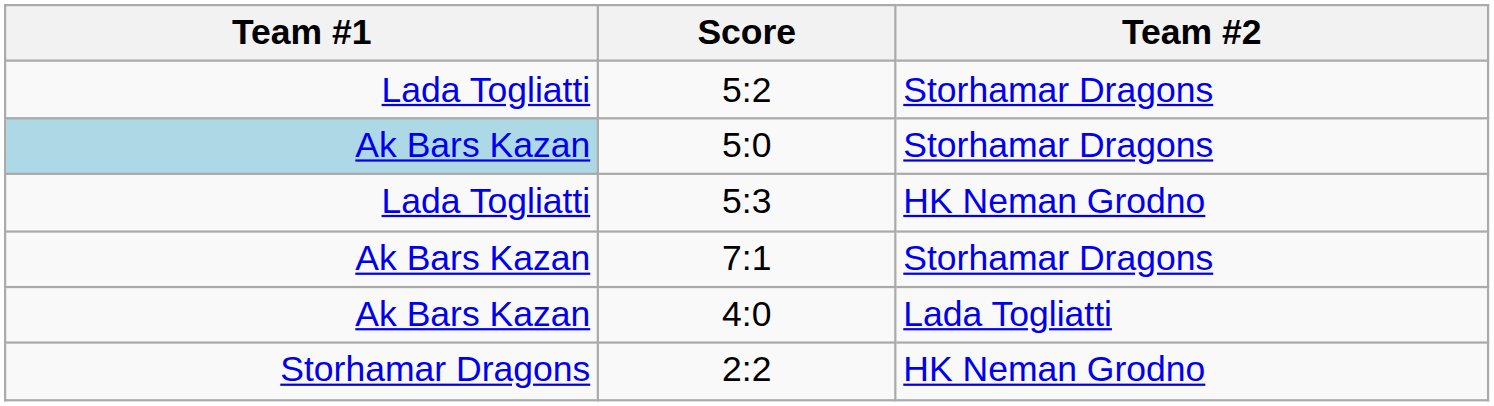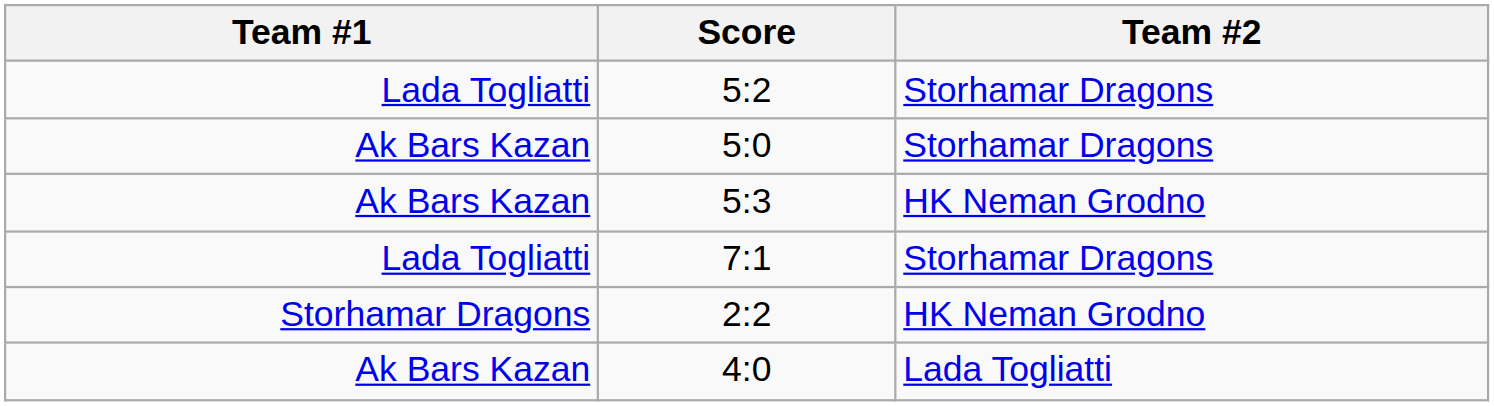(473, 145) lightblue background -> (473, 145) no background
(486, 201) Lada Togliatti -> (473, 201) Ak Bars Kazan
(473, 257) Ak Bars Kazan -> (486, 257) Lada Togliatti
rows swapped: (747, 370) <-> (747, 314)
